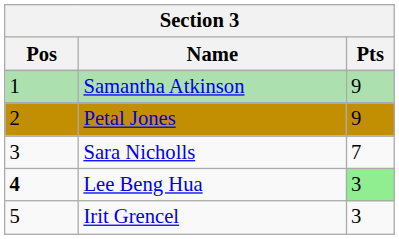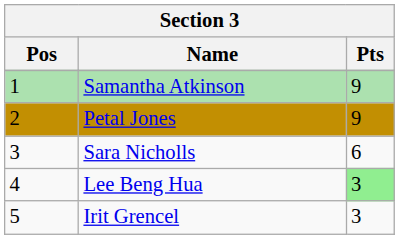(356, 151) 7 -> (356, 151) 6
(15, 184) bold -> (15, 184) normal
